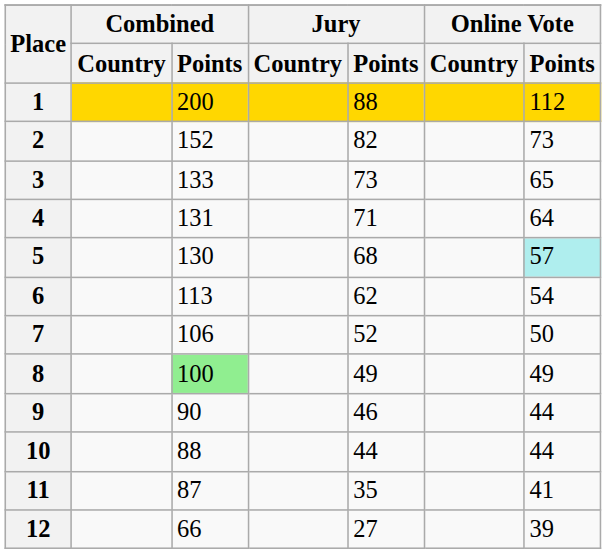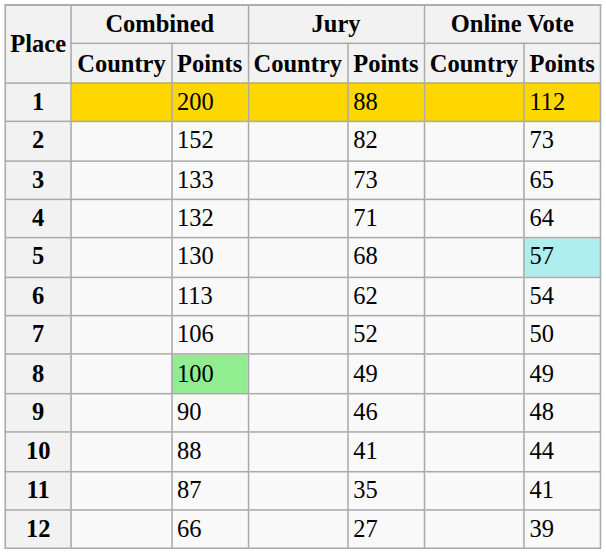(195, 218) 131 -> (195, 218) 132
(542, 412) 44 -> (542, 412) 48
(366, 451) 44 -> (366, 451) 41
